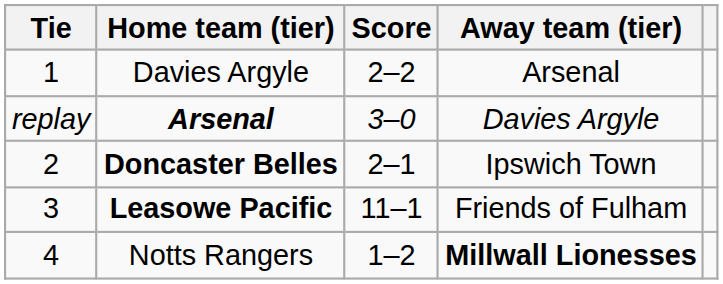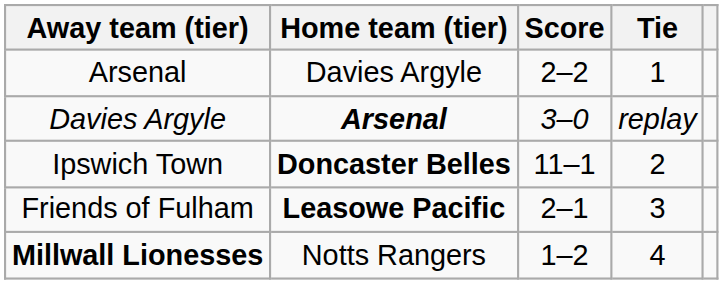columns swapped: (51, 27) <-> (571, 27)
(392, 164) 2–1 -> (565, 164) 11–1
(392, 209) 11–1 -> (565, 209) 2–1
